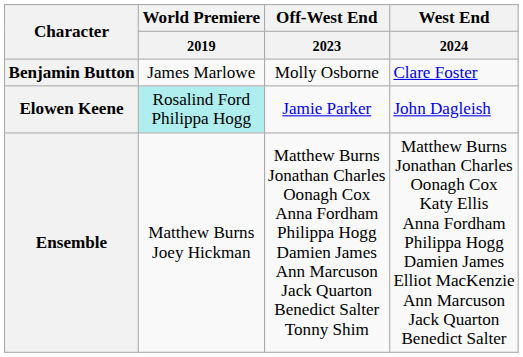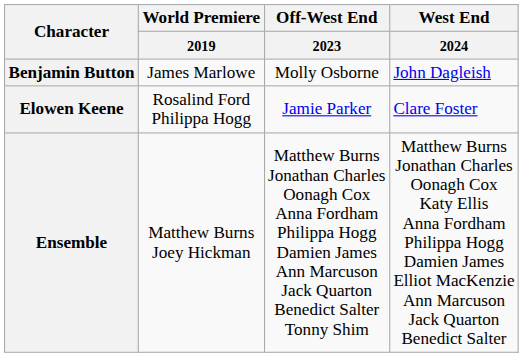(435, 72) Clare Foster -> (442, 72) John Dagleish
(201, 109) paleturquoise background -> (201, 109) no background
(442, 109) John Dagleish -> (435, 109) Clare Foster
